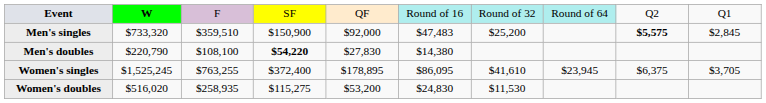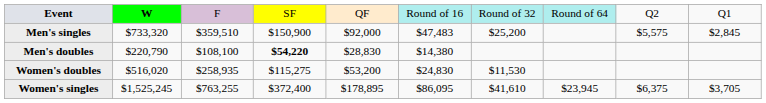(652, 33) bold -> (652, 33) normal
(362, 51) $27,830 -> (362, 51) $28,830
rows swapped: (58, 70) <-> (58, 89)
